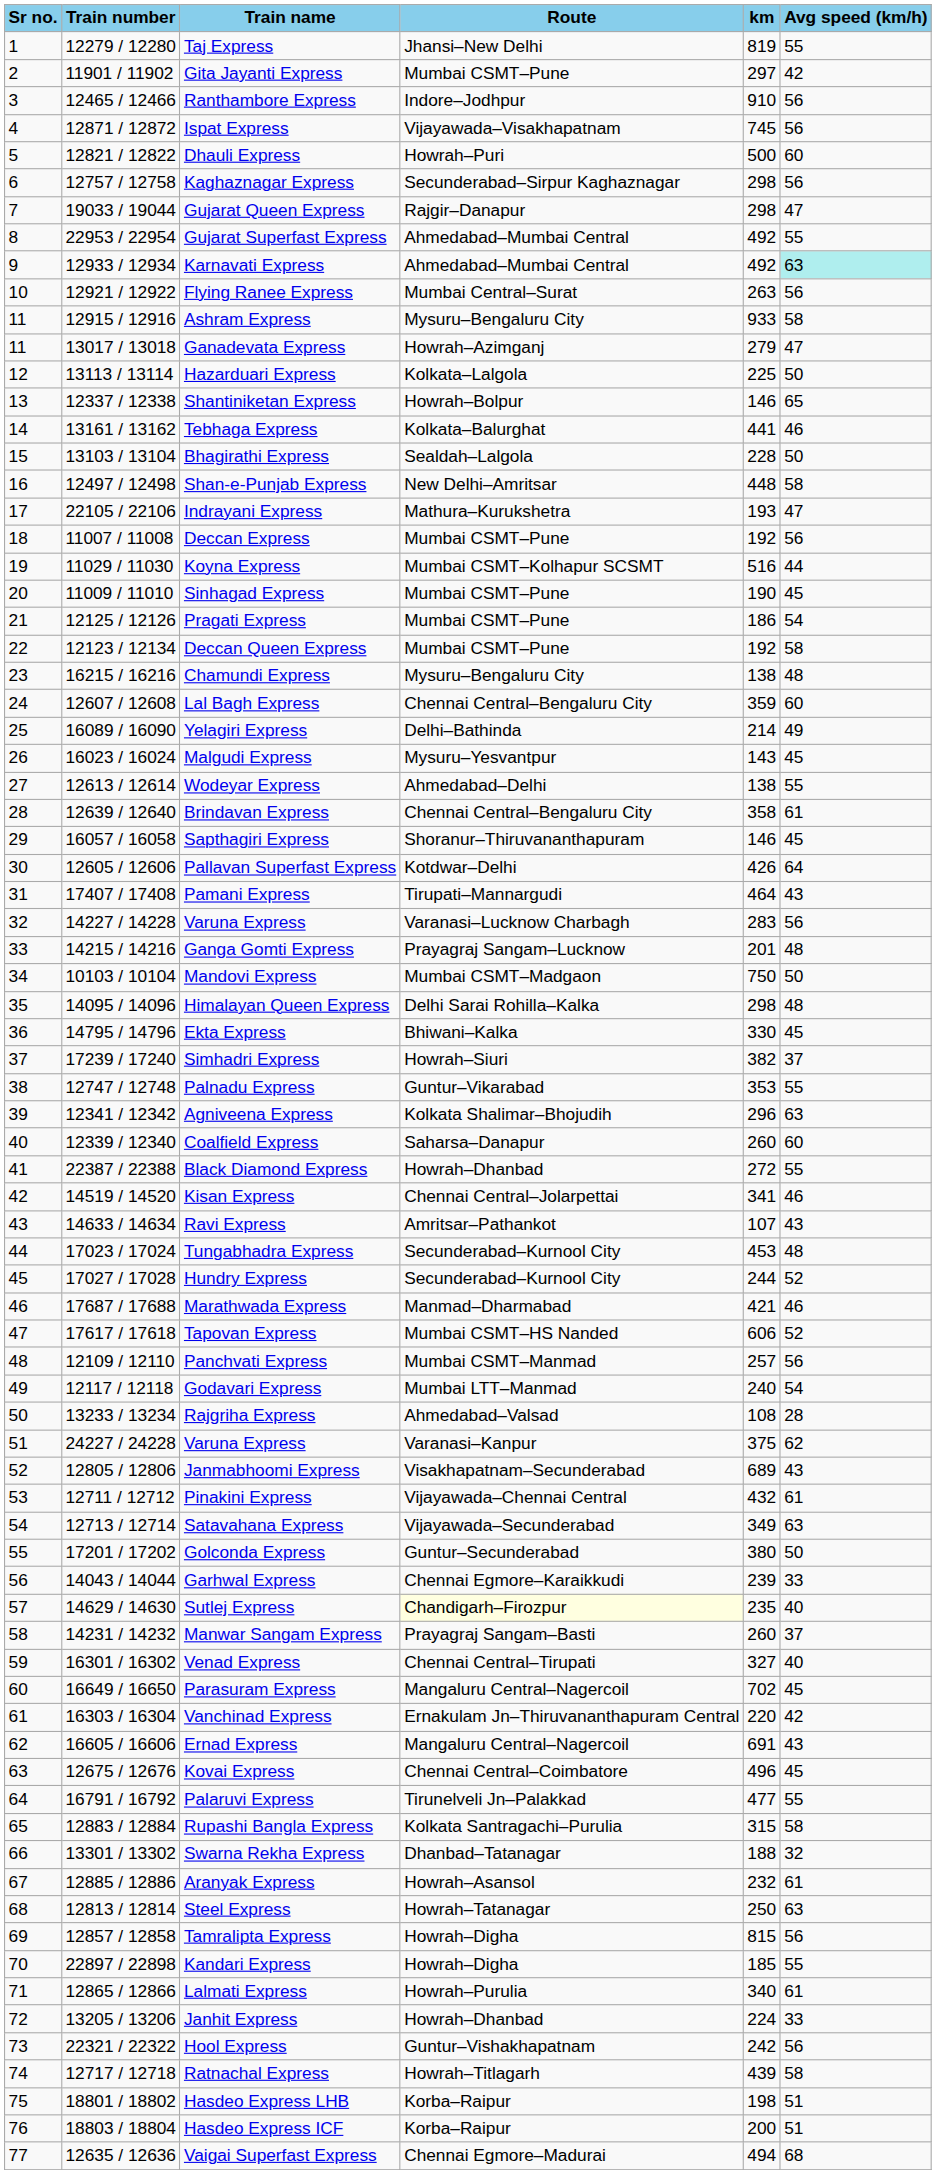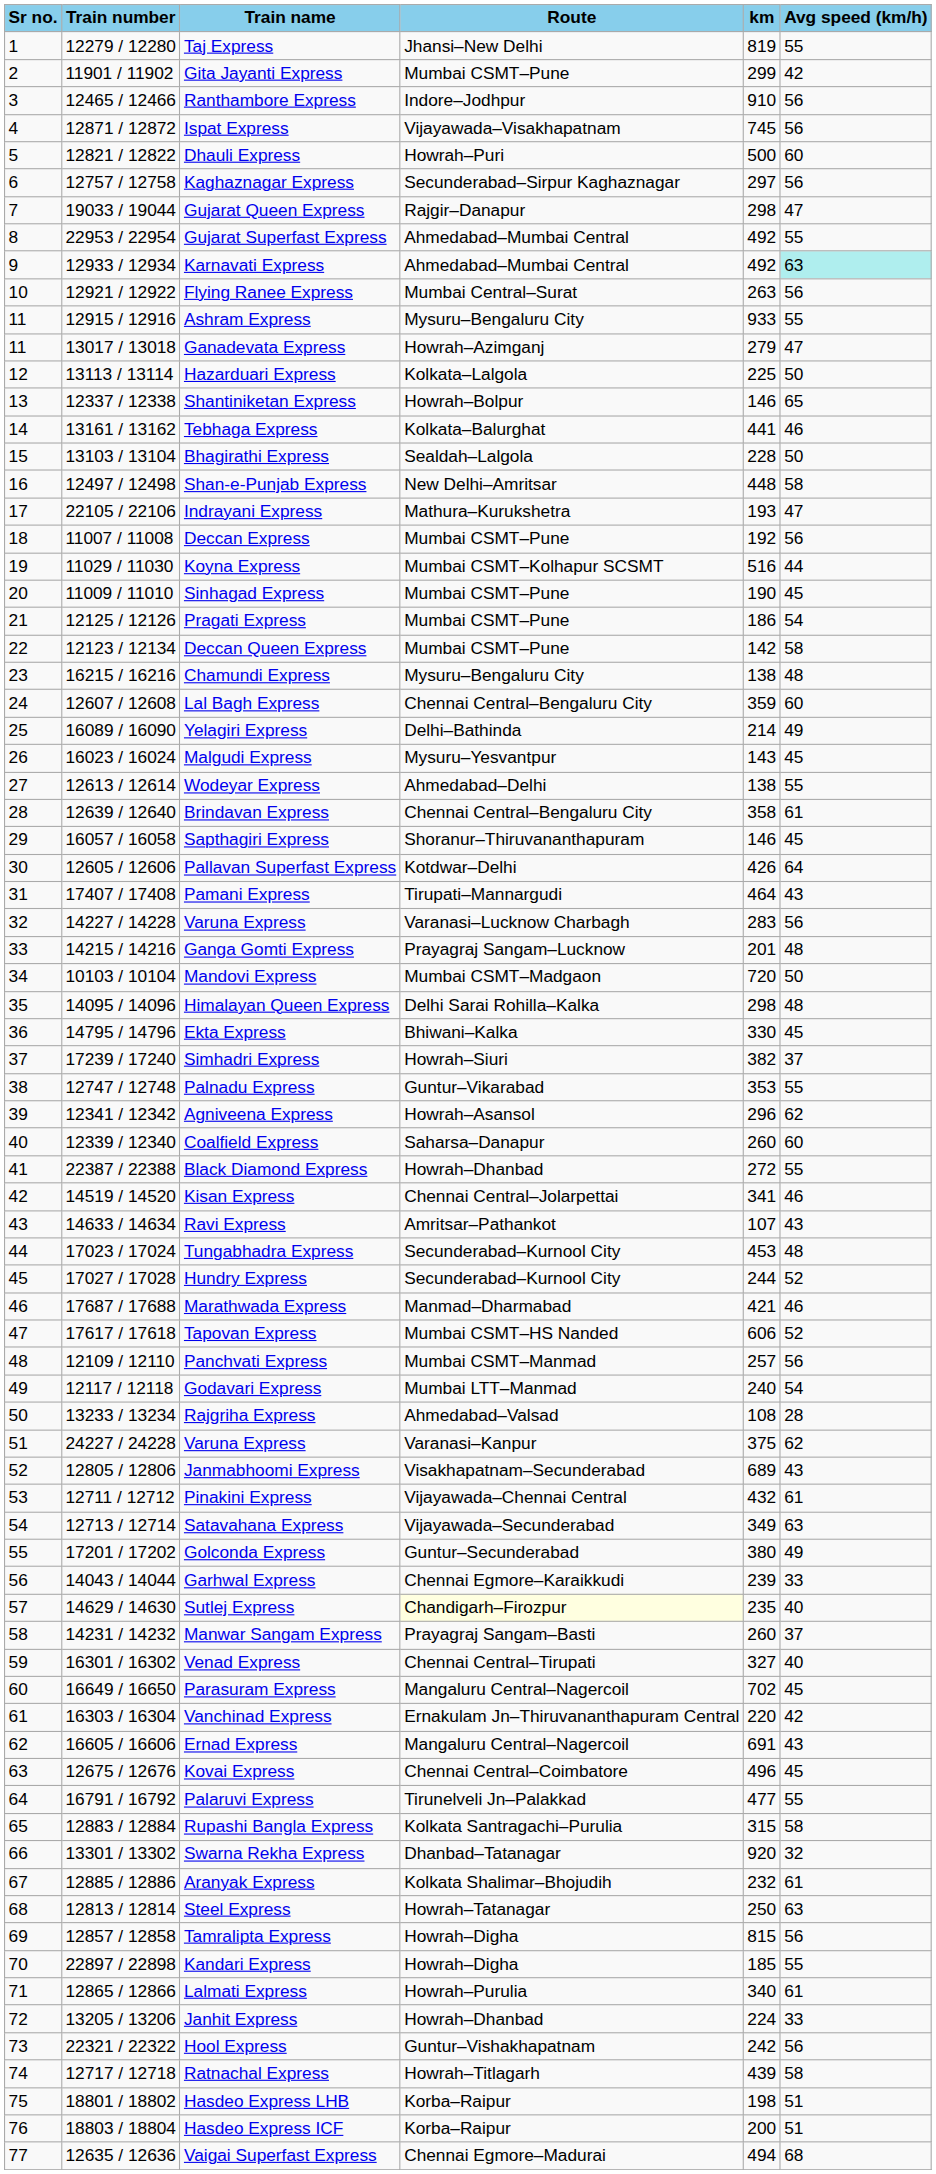(762, 73) 297 -> (762, 73) 299
(762, 182) 298 -> (762, 182) 297
(794, 319) 58 -> (794, 319) 55
(762, 648) 192 -> (762, 648) 142
(762, 977) 750 -> (762, 977) 720
(508, 1114) Kolkata Shalimar–Bhojudih -> (469, 1114) Howrah–Asansol
(794, 1114) 63 -> (794, 1114) 62
(794, 1552) 50 -> (794, 1552) 49
(762, 1854) 188 -> (762, 1854) 920
(469, 1881) Howrah–Asansol -> (508, 1881) Kolkata Shalimar–Bhojudih
